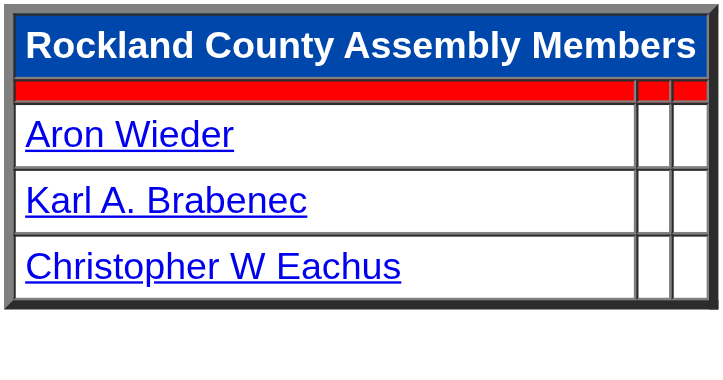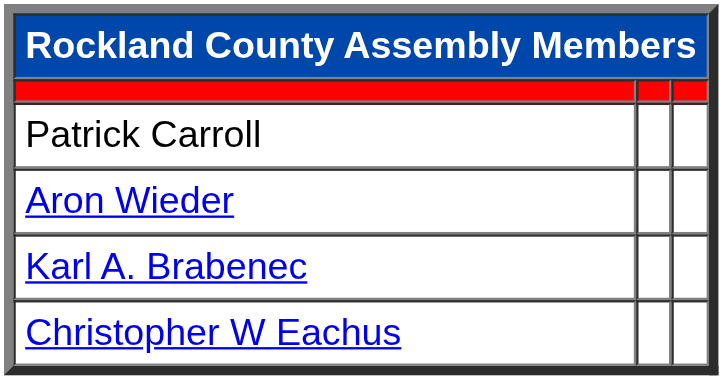+ row: (143, 134)
